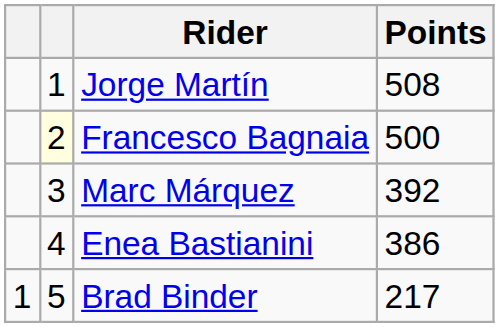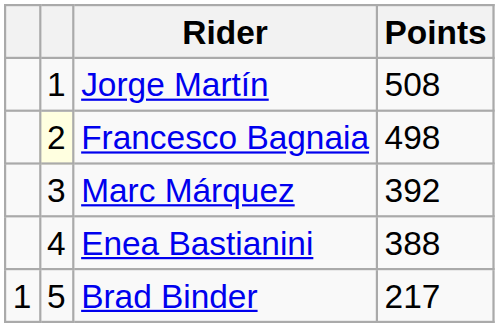(412, 138) 500 -> (412, 138) 498
(412, 244) 386 -> (412, 244) 388
